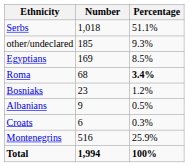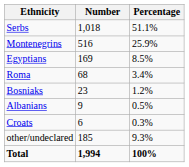rows swapped: (34, 138) <-> (40, 43)
(143, 75) bold -> (142, 75) normal
